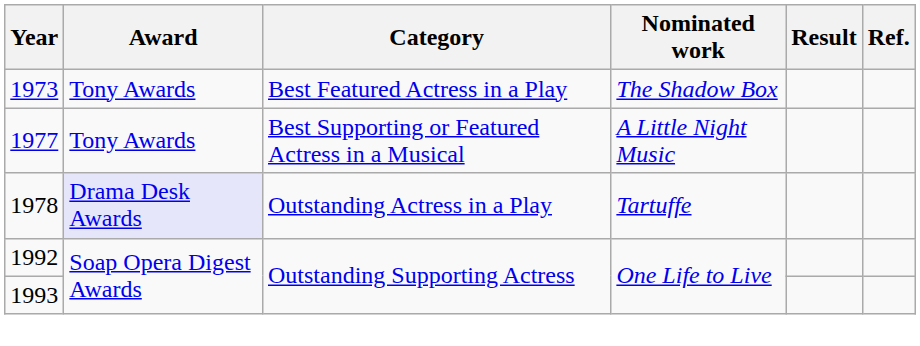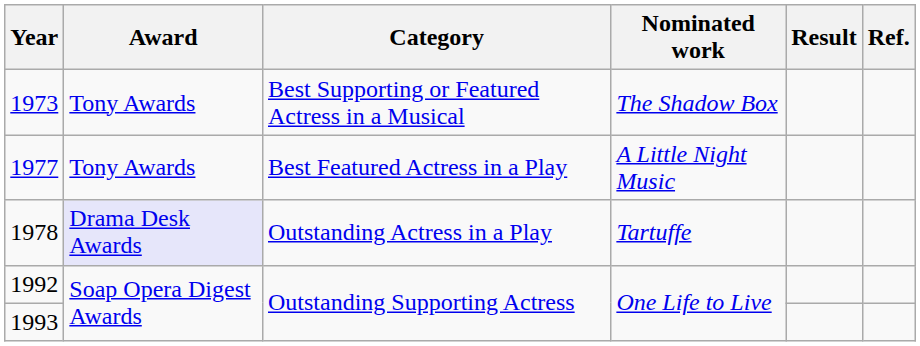(418, 88) Best Featured Actress in a Play -> (404, 102) Best Supporting or Featured Actress in a Musical
(404, 140) Best Supporting or Featured Actress in a Musical -> (418, 167) Best Featured Actress in a Play
